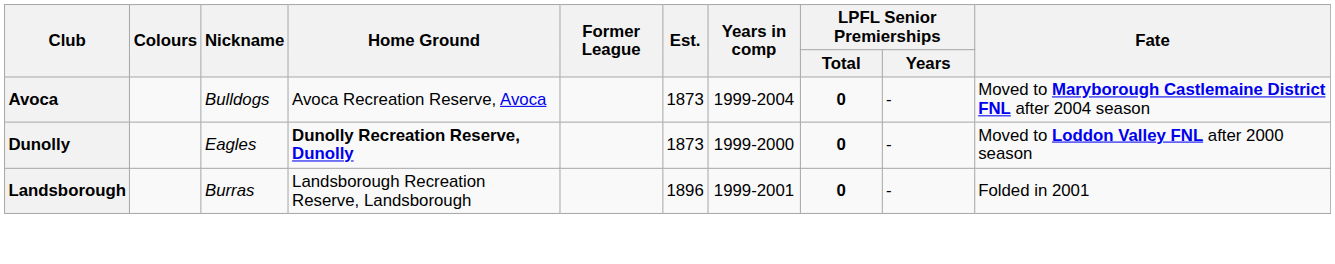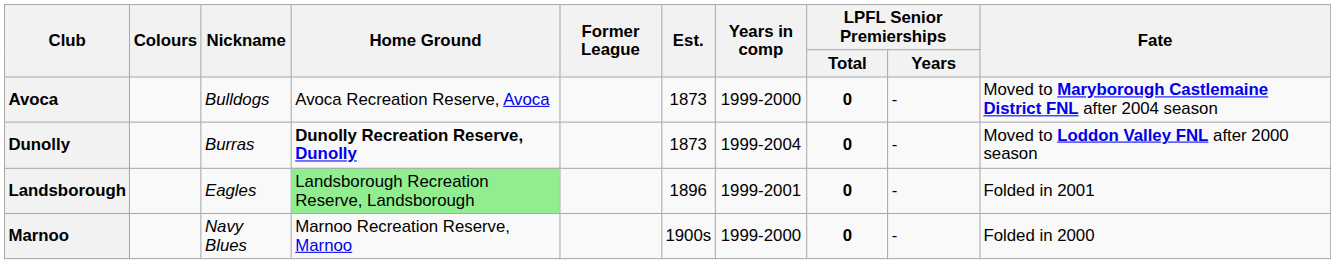(754, 99) 1999-2004 -> (761, 99) 1999-2000
(231, 145) Eagles -> (230, 145) Burras
(754, 145) 1999-2000 -> (761, 145) 1999-2004
(230, 190) Burras -> (231, 190) Eagles
(389, 190) no background -> (392, 190) lightgreen background
+ row: (39, 236)
